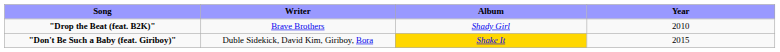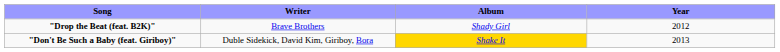(681, 26) 2010 -> (681, 26) 2012
(681, 40) 2015 -> (681, 40) 2013
